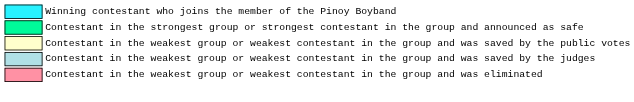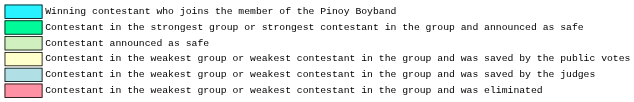+ row: (127, 43)
